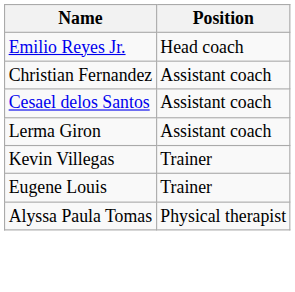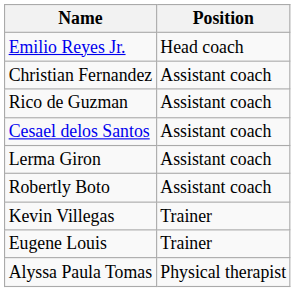+ row: (68, 103)
+ row: (59, 187)
